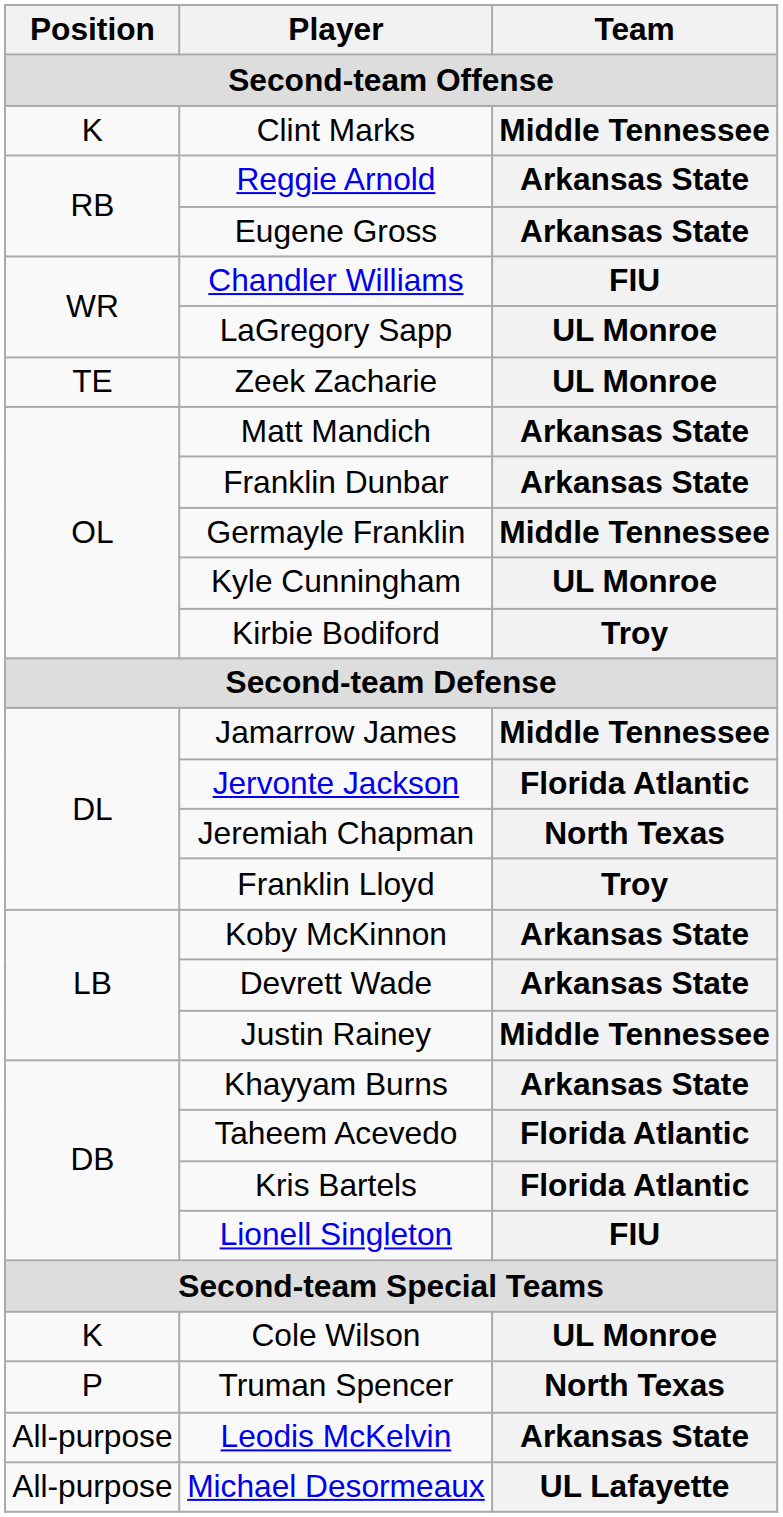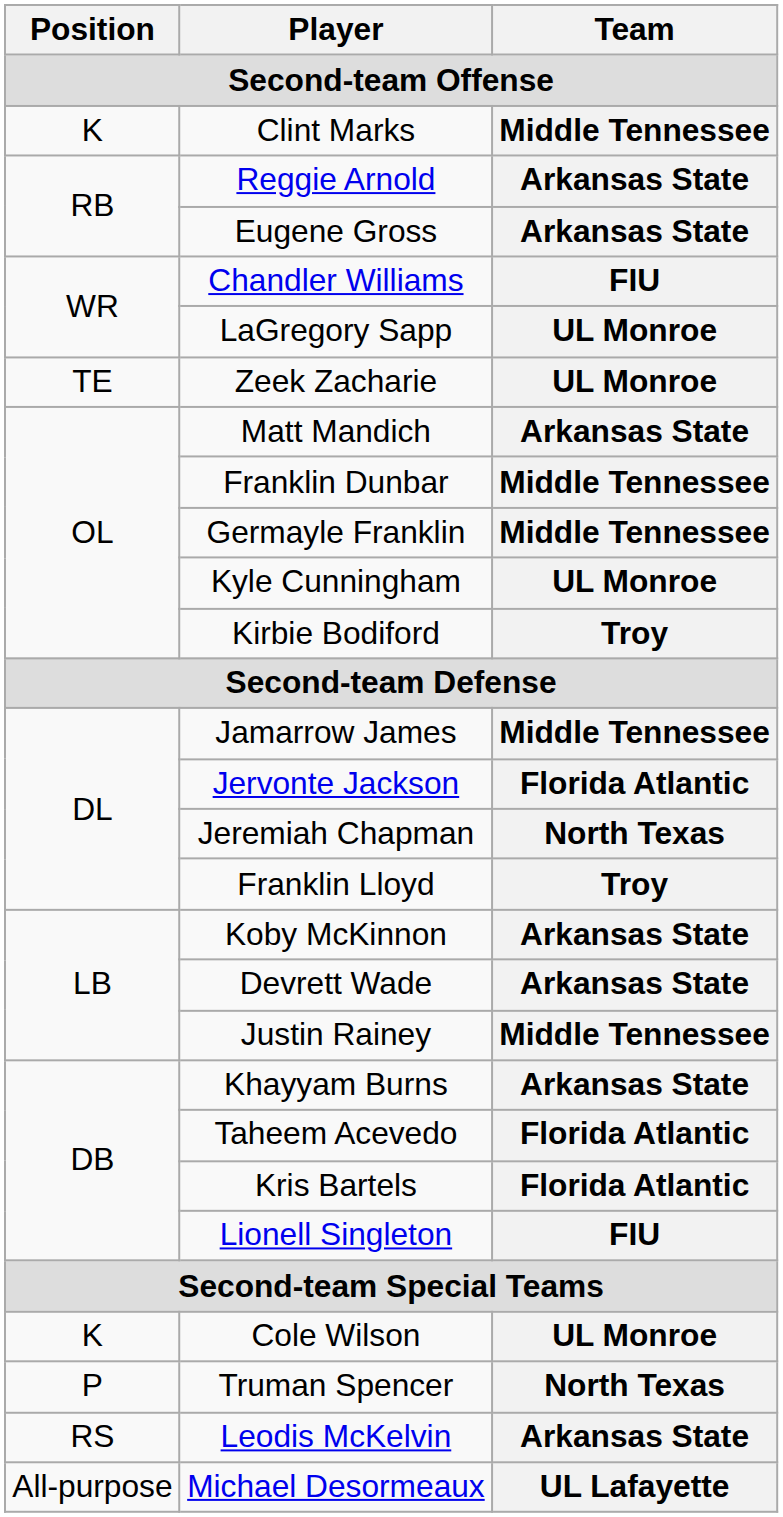(635, 481) Arkansas State -> (635, 481) Middle Tennessee
(92, 1436) All-purpose -> (92, 1436) RS
